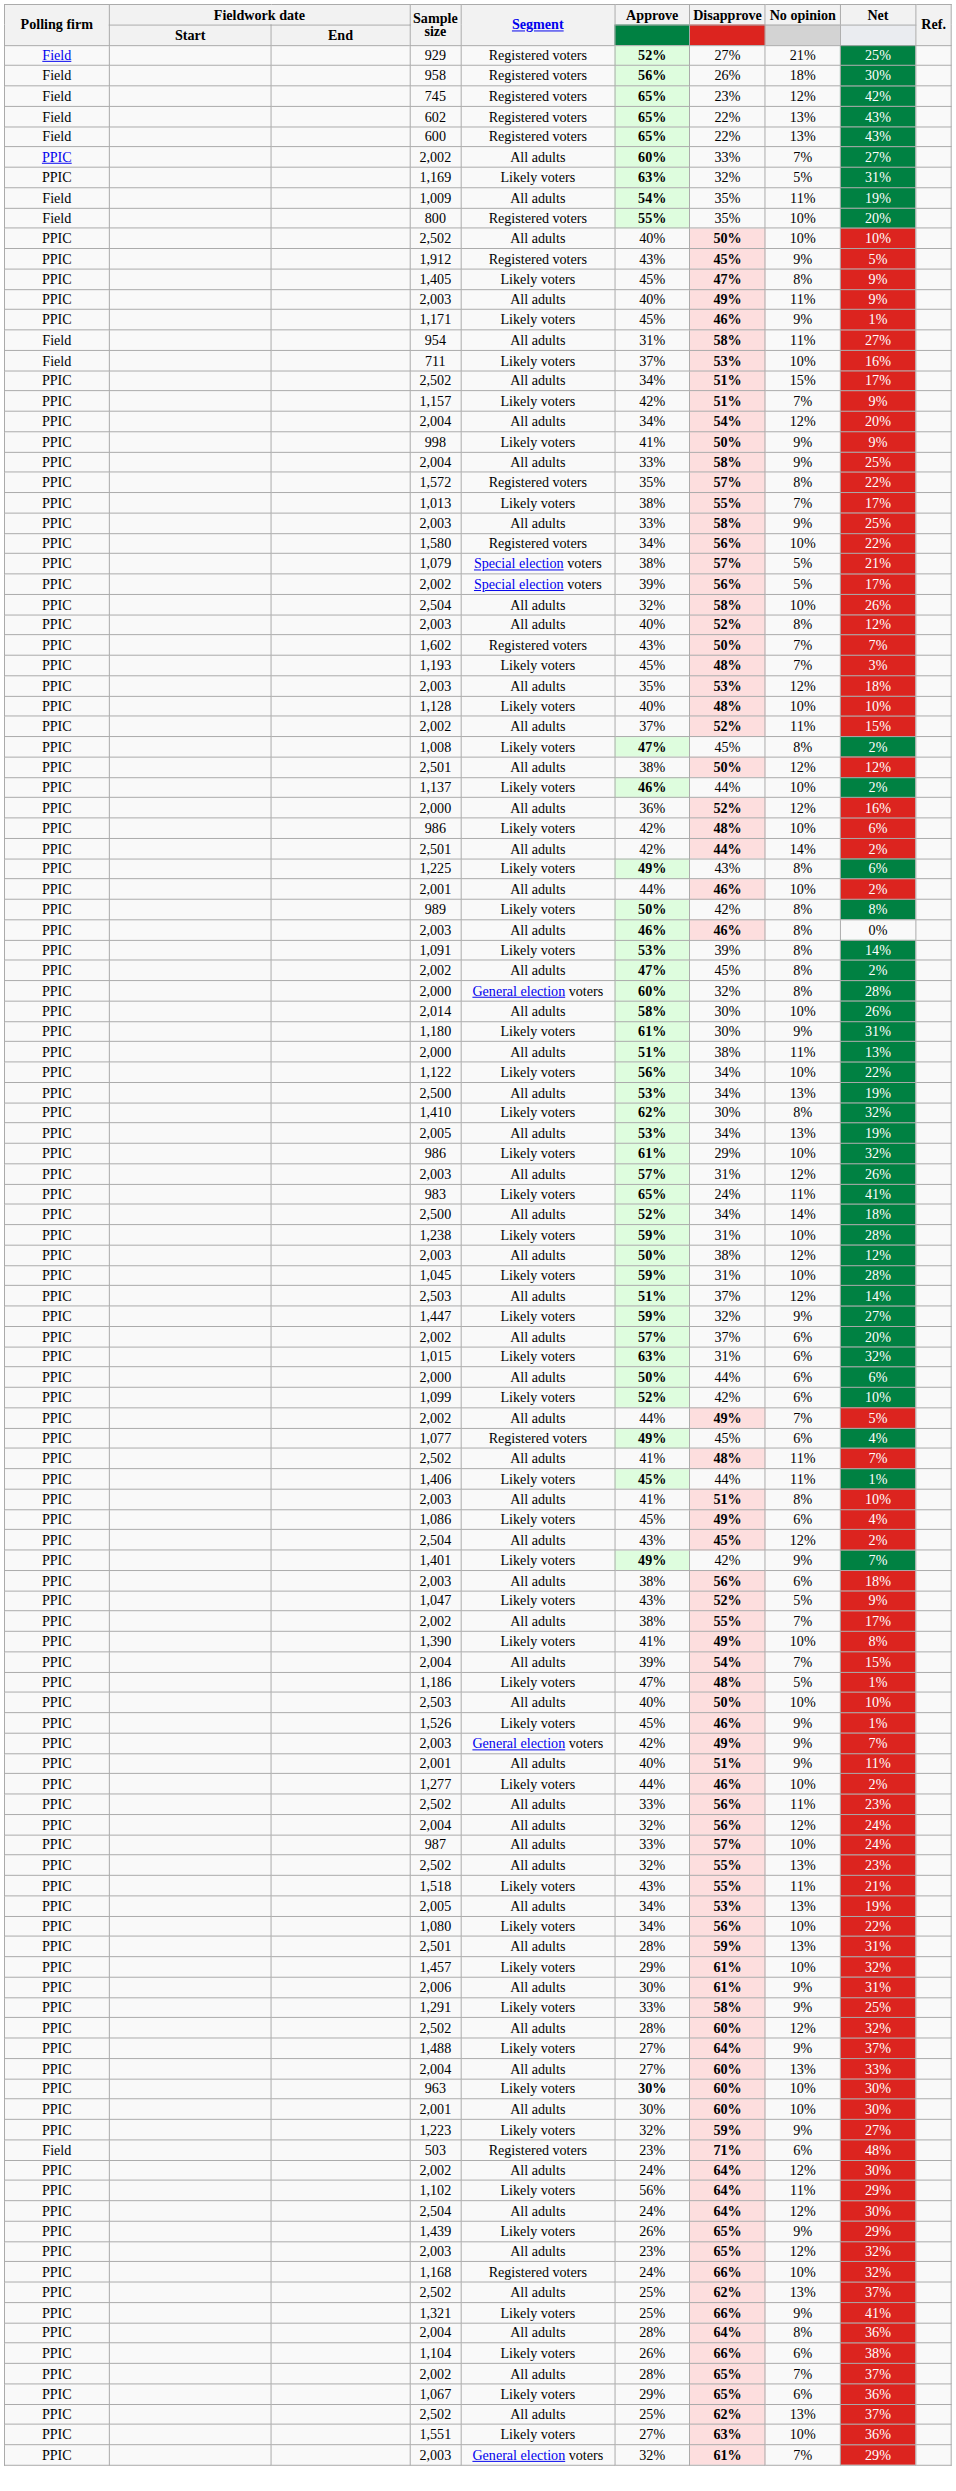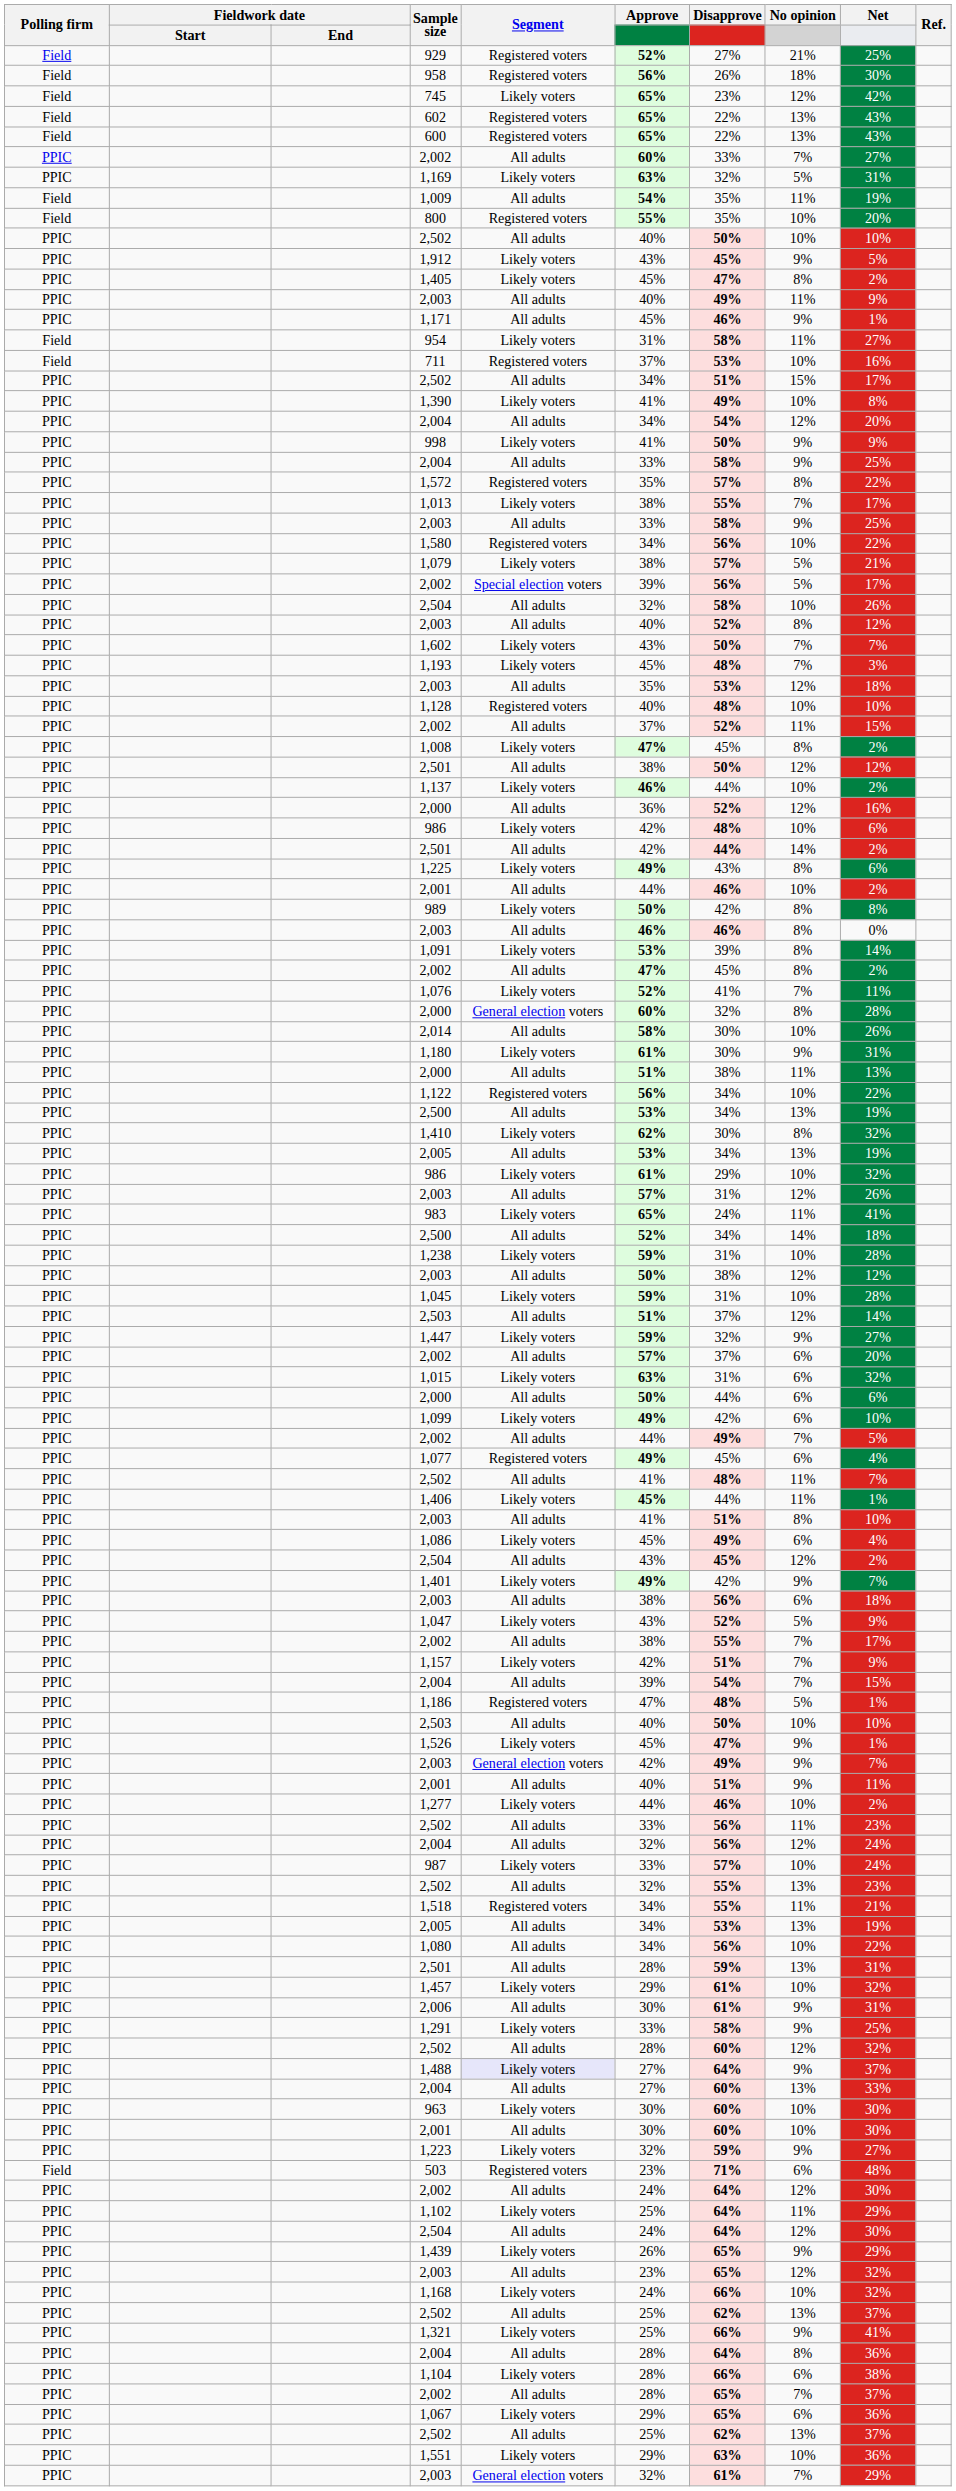(538, 96) Registered voters -> (538, 96) Likely voters
(538, 259) Registered voters -> (538, 259) Likely voters
(878, 279) 9% -> (878, 279) 2%
(538, 320) Likely voters -> (538, 320) All adults
(538, 340) All adults -> (538, 340) Likely voters
(538, 361) Likely voters -> (538, 361) Registered voters
rows swapped: (57, 1642) <-> (57, 401)
(538, 564) Special election voters -> (538, 564) Likely voters
(538, 645) Registered voters -> (538, 645) Likely voters
(538, 706) Likely voters -> (538, 706) Registered voters
+ row: (57, 991)
(538, 1072) Likely voters -> (538, 1093) Registered voters
(652, 1398) 52% -> (652, 1418) 49%
(538, 1683) Likely voters -> (538, 1703) Registered voters
(727, 1723) 46% -> (727, 1744) 47%
(538, 1845) All adults -> (538, 1866) Likely voters
(538, 1886) Likely voters -> (538, 1906) Registered voters
(652, 1886) 43% -> (652, 1906) 34%
(538, 1927) Likely voters -> (538, 1947) All adults
(538, 2049) no background -> (538, 2069) lavender background
(652, 2089) bold -> (652, 2110) normal
(652, 2191) 56% -> (652, 2211) 25%
(538, 2272) Registered voters -> (538, 2293) Likely voters
(652, 2354) 26% -> (652, 2374) 28%
(652, 2435) 27% -> (652, 2455) 29%
